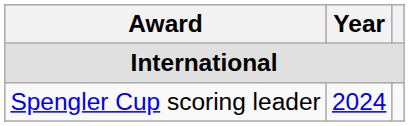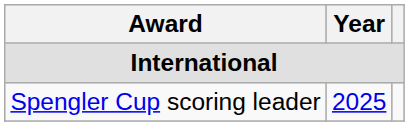(359, 101) 2024 -> (359, 101) 2025
